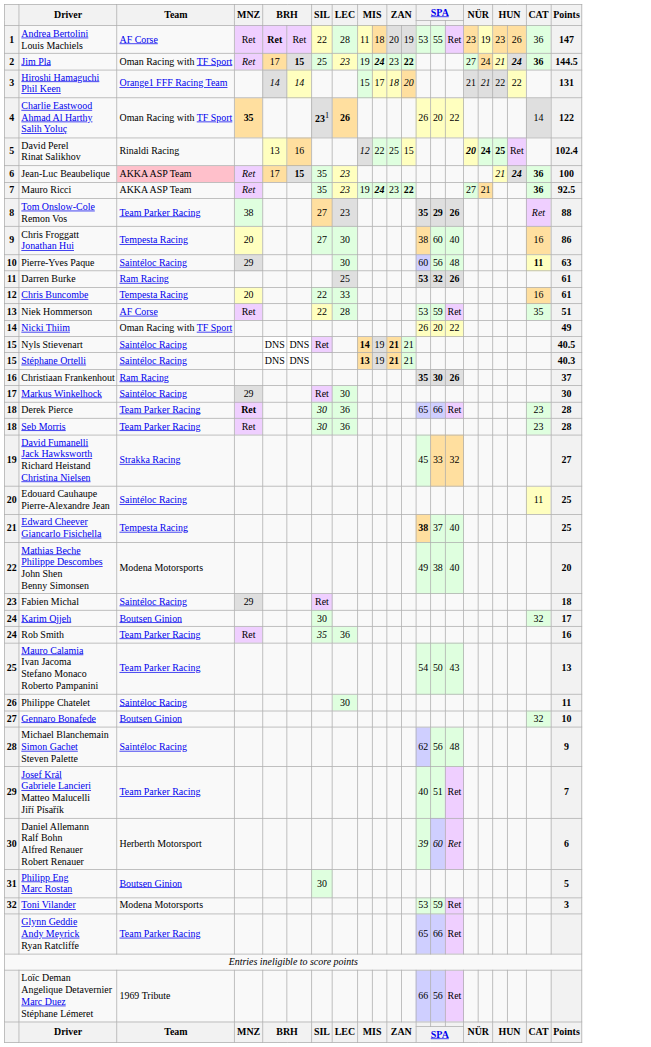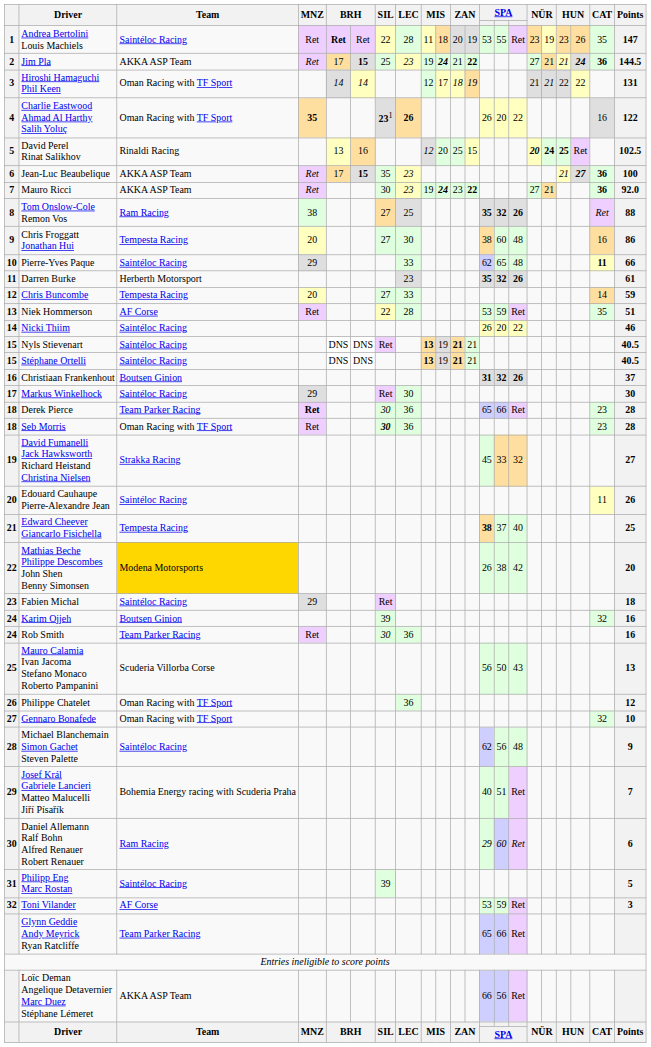(139, 39) AF Corse -> (153, 39) Saintéloc Racing
(538, 39) 36 -> (602, 39) 35
(176, 61) Oman Racing with TF Sport -> (156, 61) AKKA ASP Team
(394, 61) 23 -> (458, 61) 21
(486, 61) 24 -> (549, 61) 21
(173, 83) Orange1 FFF Racing Team -> (176, 83) Oman Racing with TF Sport
(365, 83) 15 -> (428, 83) 12
(409, 83) 20 -> (472, 83) 19
(538, 117) 14 -> (602, 117) 16
(379, 151) 22 -> (443, 151) 20
(567, 151) 102.4 -> (630, 151) 102.5
(156, 173) pink background -> (156, 173) no background
(517, 173) 24 -> (580, 173) 27
(322, 190) 35 -> (386, 190) 30
(567, 190) 92.5 -> (630, 190) 92.0
(160, 212) Team Parker Racing -> (144, 212) Ram Racing
(345, 212) 23 -> (409, 212) 25
(438, 212) 29 -> (501, 212) 32
(454, 240) 40 -> (518, 240) 48
(345, 262) 30 -> (409, 262) 33
(423, 262) 60 -> (487, 262) 62
(438, 262) 56 -> (501, 262) 65
(567, 262) 63 -> (630, 262) 66
(144, 278) Ram Racing -> (161, 278) Herberth Motorsport
(345, 278) 25 -> (409, 278) 23
(423, 278) 53 -> (487, 278) 35
(322, 295) 22 -> (386, 295) 27
(538, 295) 16 -> (602, 295) 14
(567, 295) 61 -> (630, 295) 59
(176, 328) Oman Racing with TF Sport -> (153, 328) Saintéloc Racing
(567, 328) 49 -> (630, 328) 46
(365, 344) 14 -> (428, 344) 13
(567, 360) 40.3 -> (630, 360) 40.5
(144, 377) Ram Racing -> (151, 377) Boutsen Ginion
(423, 377) 35 -> (487, 377) 31
(438, 377) 30 -> (501, 377) 32
(160, 426) Team Parker Racing -> (176, 426) Oman Racing with TF Sport
(322, 426) normal -> (386, 426) bold
(567, 499) 25 -> (630, 499) 26
(161, 567) no background -> (161, 567) gold background
(423, 567) 49 -> (487, 567) 26
(454, 567) 40 -> (518, 567) 42
(322, 618) 30 -> (386, 618) 39
(567, 618) 17 -> (630, 618) 16
(322, 634) 35 -> (386, 634) 30
(160, 668) Team Parker Racing -> (167, 668) Scuderia Villorba Corse
(423, 668) 54 -> (487, 668) 56
(153, 702) Saintéloc Racing -> (176, 702) Oman Racing with TF Sport
(345, 702) 30 -> (409, 702) 36
(567, 702) 11 -> (630, 702) 12
(151, 718) Boutsen Ginion -> (176, 718) Oman Racing with TF Sport
(160, 792) Team Parker Racing -> (208, 792) Bohemia Energy racing with Scuderia Praha
(161, 843) Herberth Motorsport -> (144, 843) Ram Racing
(423, 843) 39 -> (487, 843) 29
(151, 883) Boutsen Ginion -> (153, 883) Saintéloc Racing
(322, 883) 30 -> (386, 883) 39
(161, 905) Modena Motorsports -> (139, 905) AF Corse
(145, 995) 1969 Tribute -> (156, 995) AKKA ASP Team
